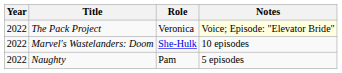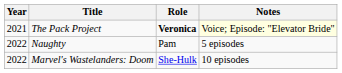(17, 28) 2022 -> (17, 28) 2021
(176, 28) normal -> (177, 28) bold
rows swapped: (93, 44) <-> (49, 60)
